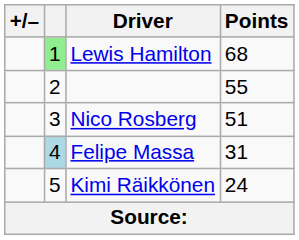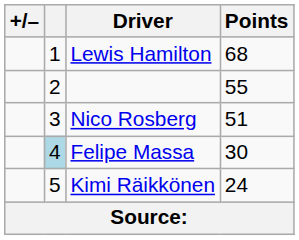(55, 54) lightgreen background -> (55, 54) no background
(236, 152) 31 -> (236, 152) 30
